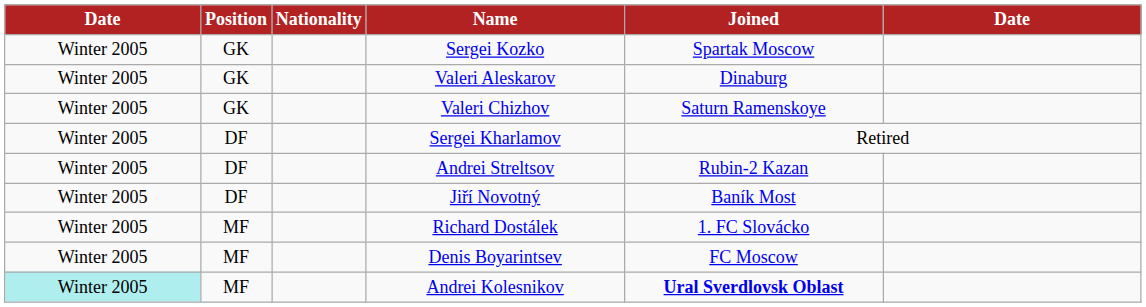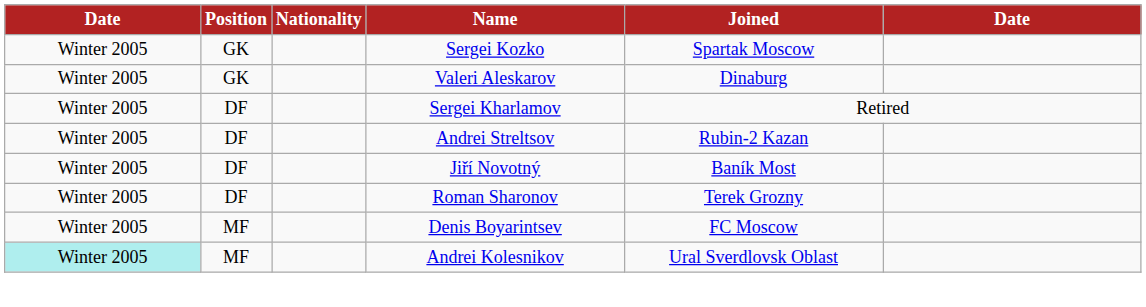- row: (495, 108)
+ row: (495, 197)
- row: (495, 227)
(754, 286) bold -> (754, 257) normal
